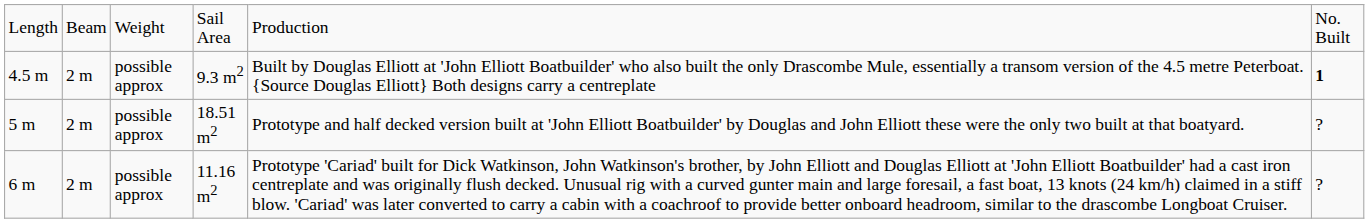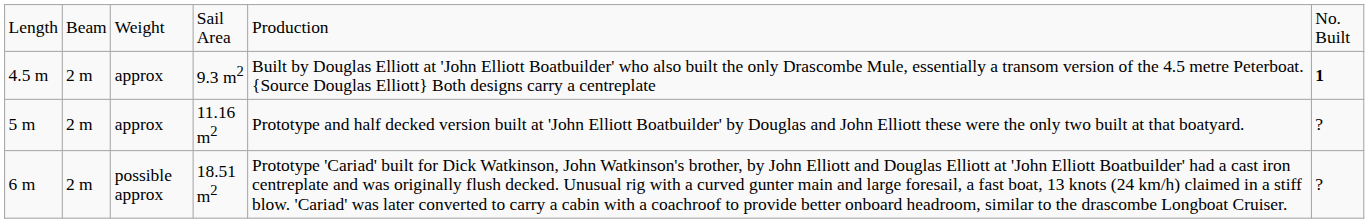(143, 75) possible approx -> (139, 75) approx
(143, 125) possible approx -> (139, 125) approx
(216, 125) 18.51 m2 -> (216, 125) 11.16 m2
(216, 184) 11.16 m2 -> (216, 184) 18.51 m2
